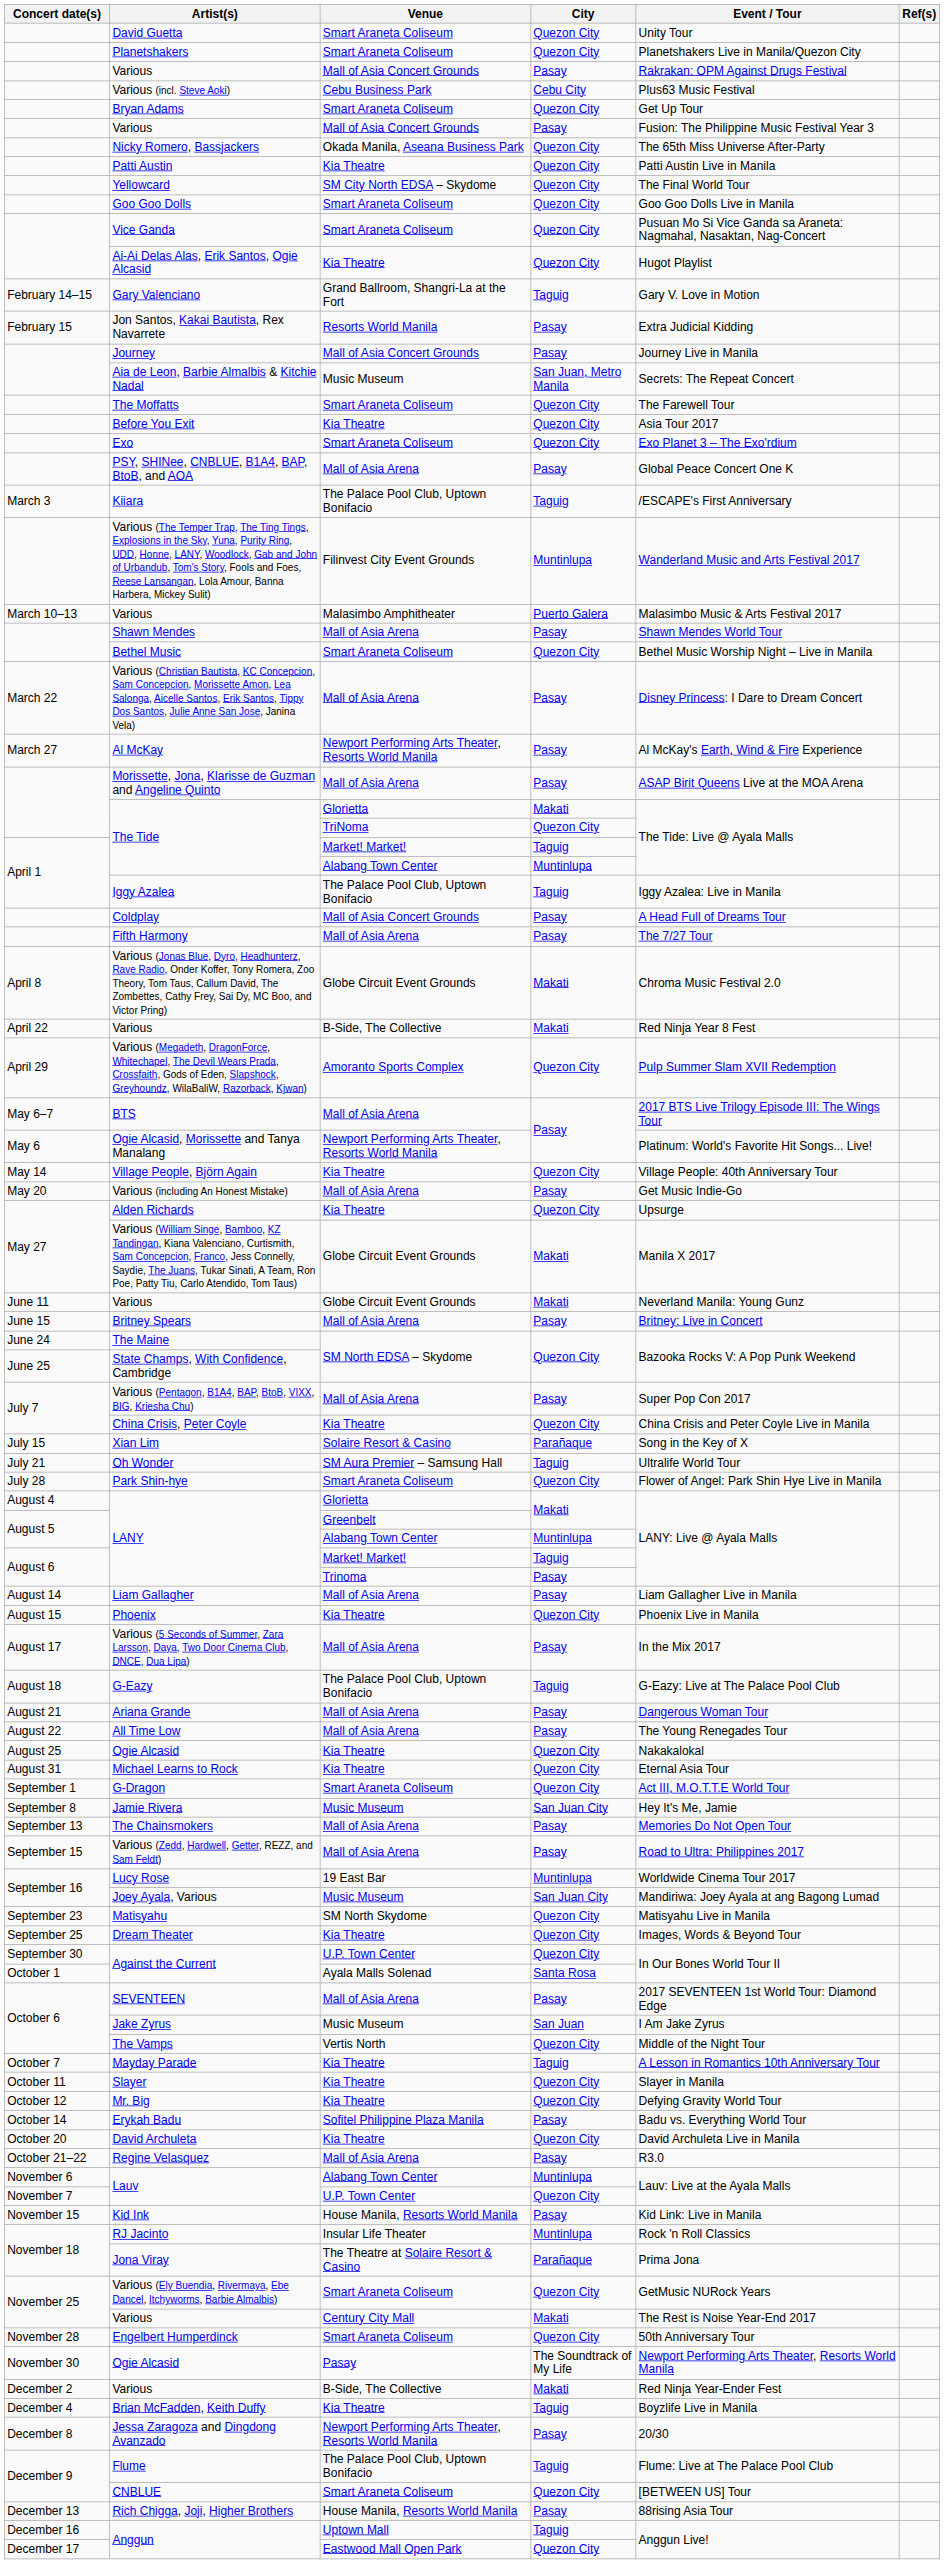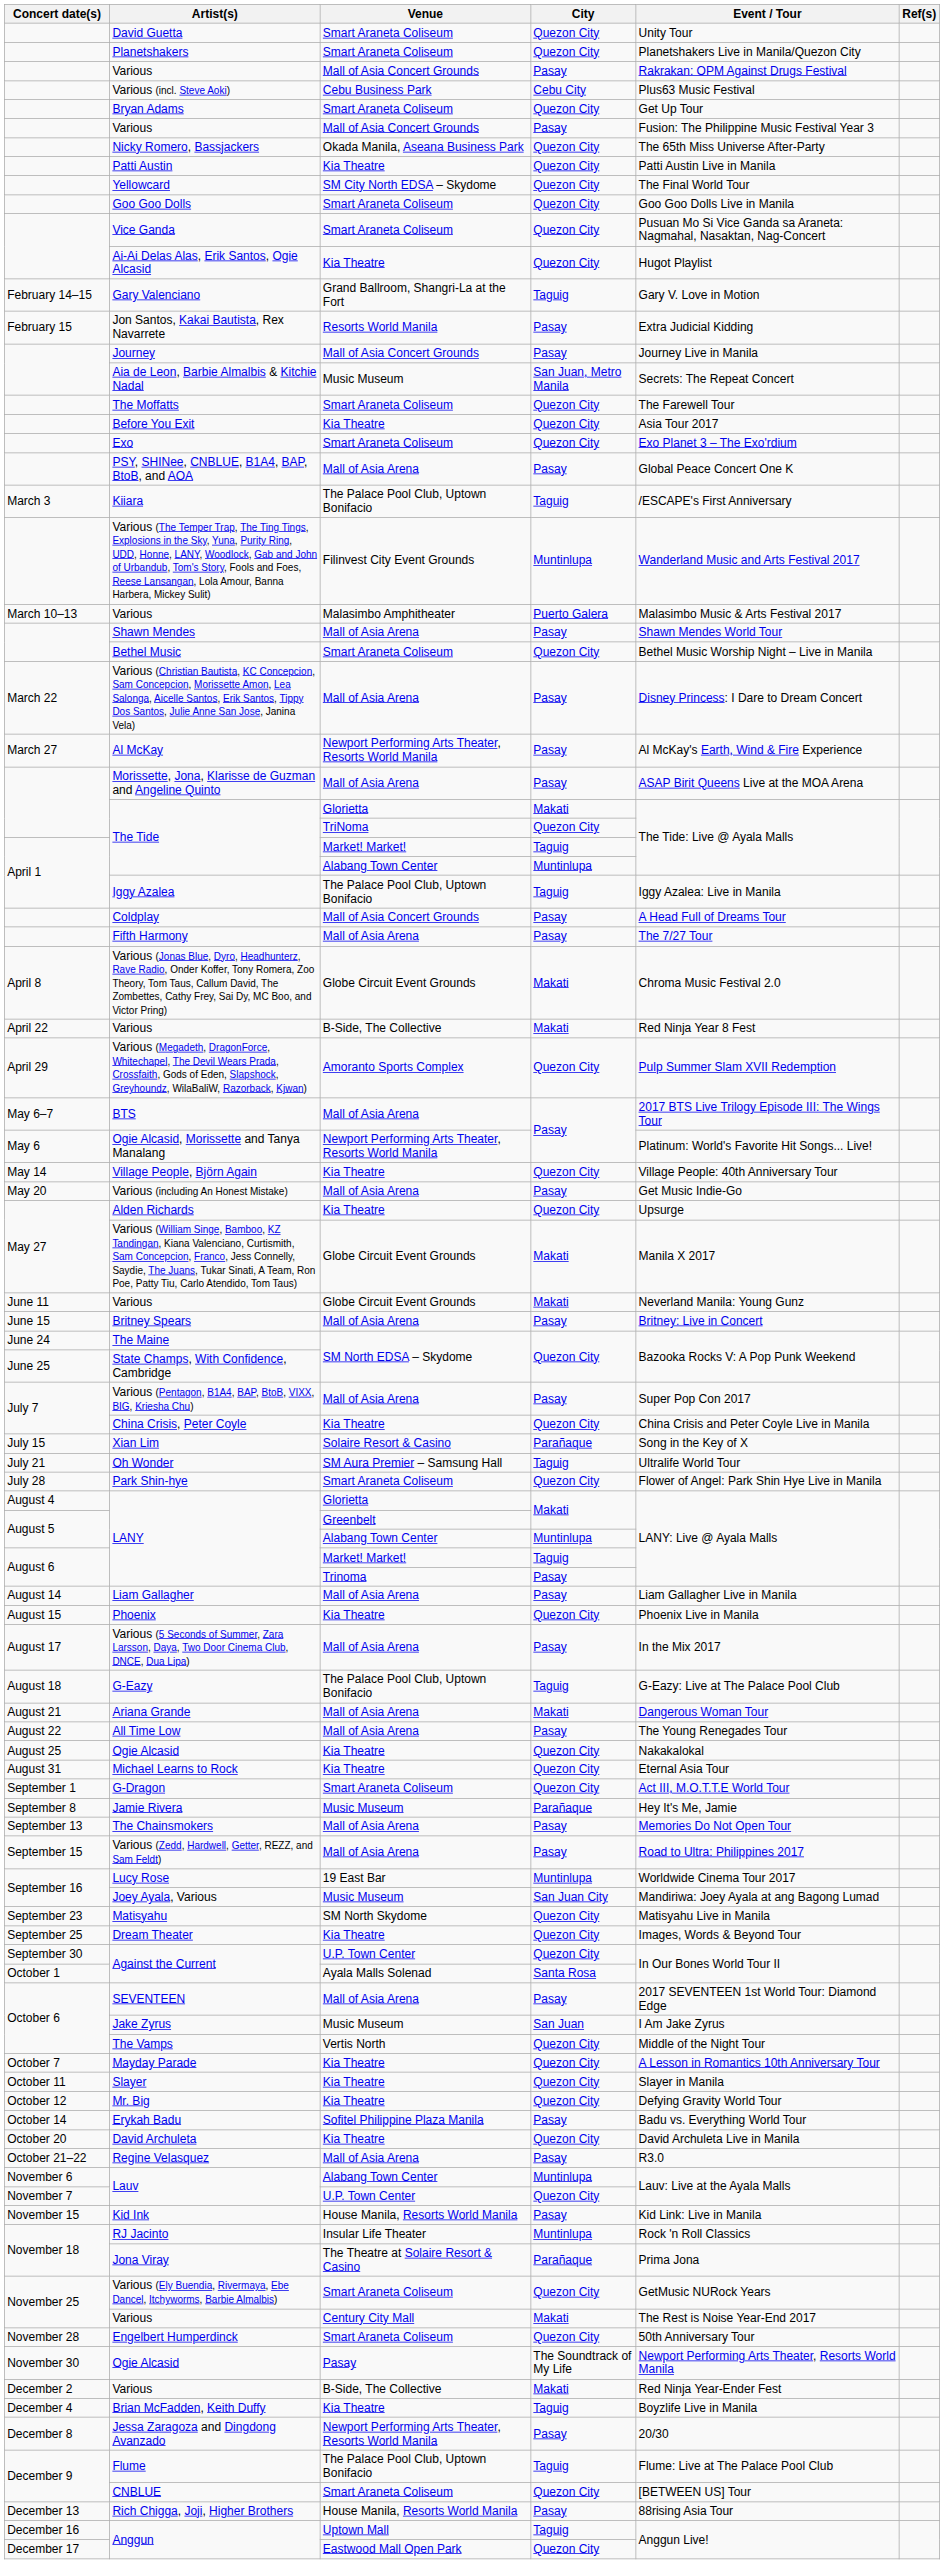(550, 1712) Pasay -> (551, 1712) Makati
(571, 1807) San Juan City -> (563, 1807) Parañaque
(551, 2063) Taguig -> (566, 2063) Quezon City
